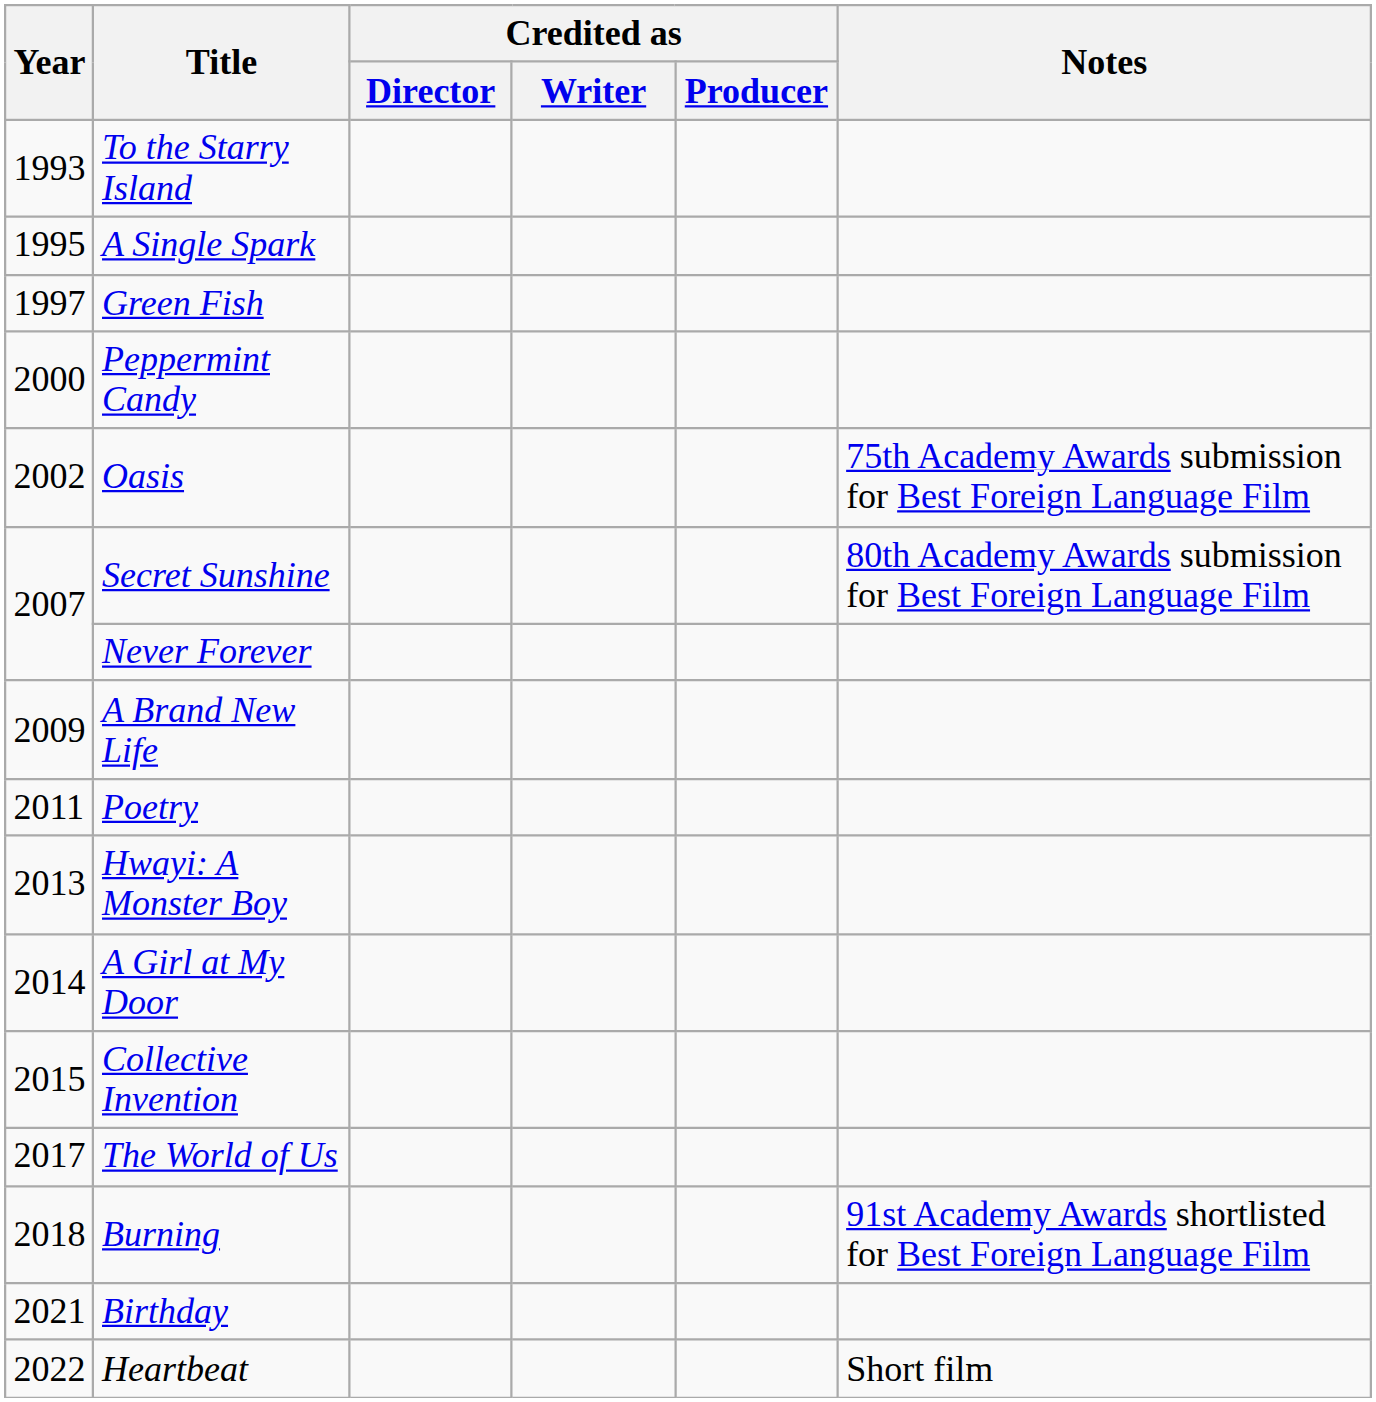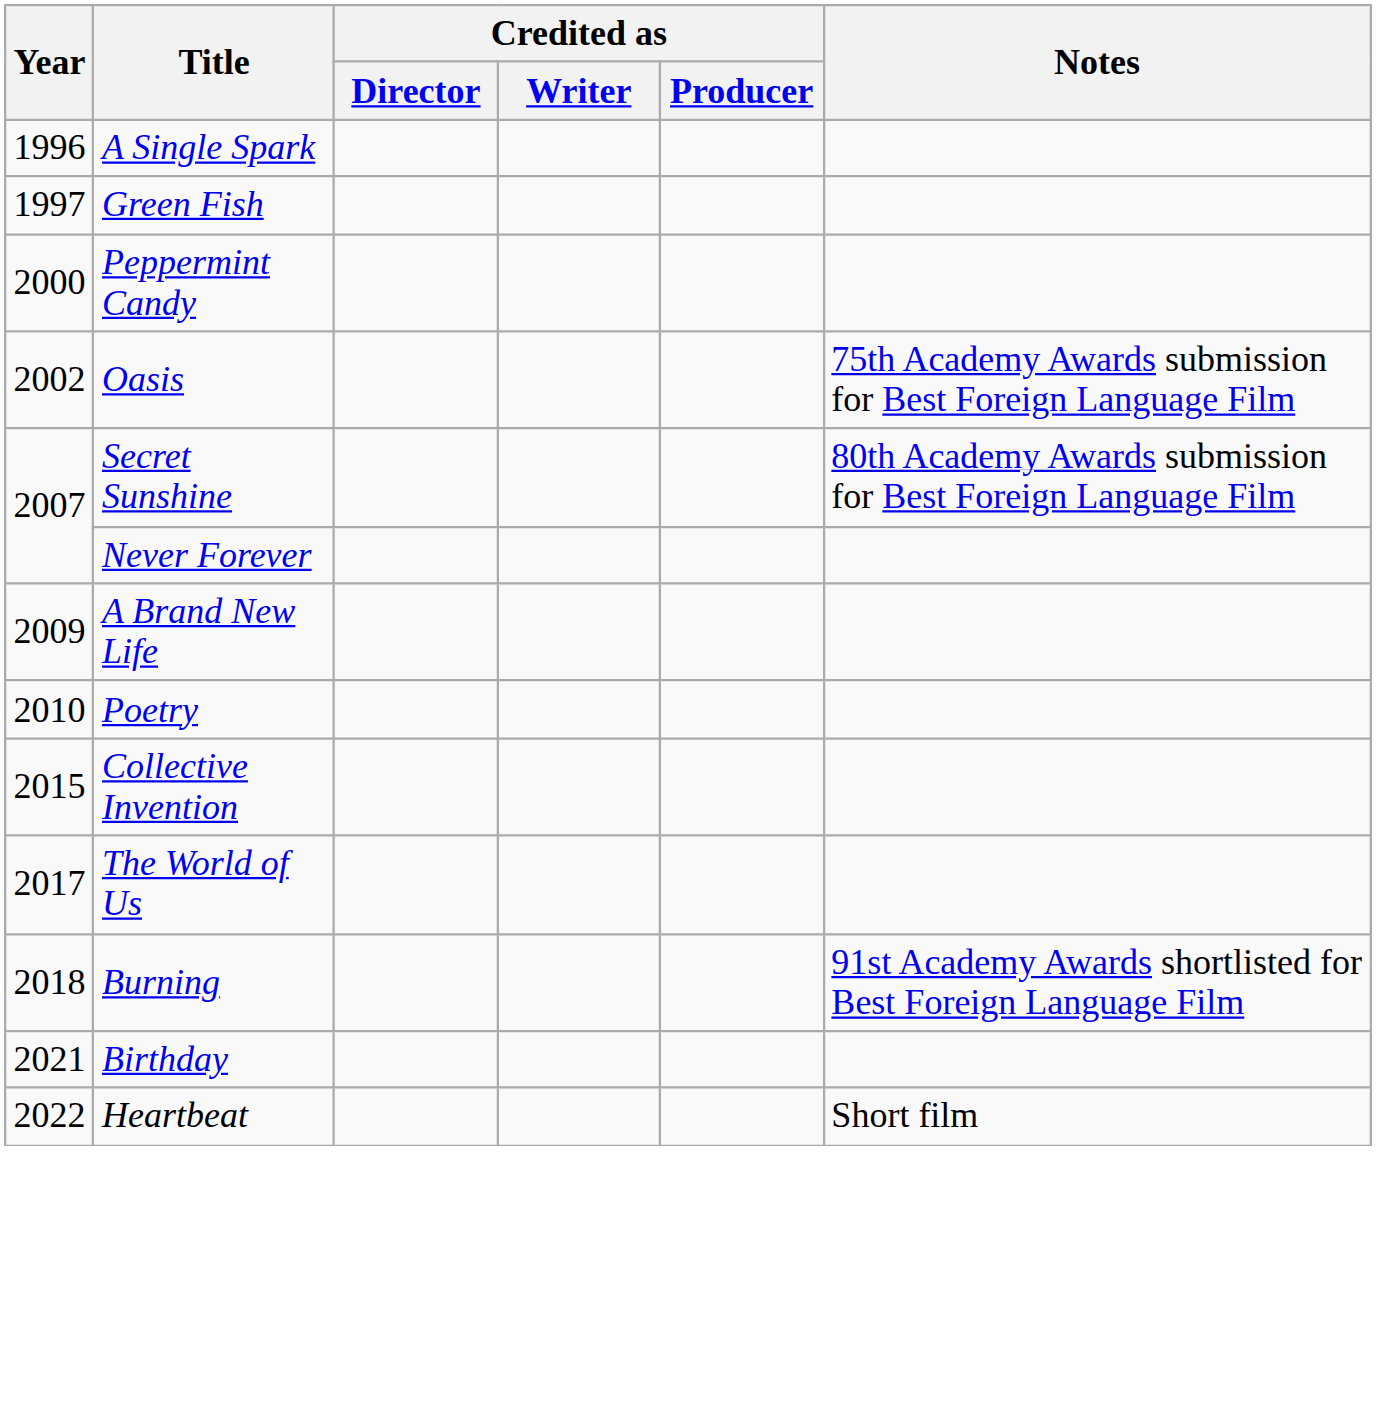- row: (195, 167)
(49, 244) 1995 -> (49, 147) 1996
(49, 806) 2011 -> (49, 708) 2010
- row: (194, 883)
- row: (193, 981)
